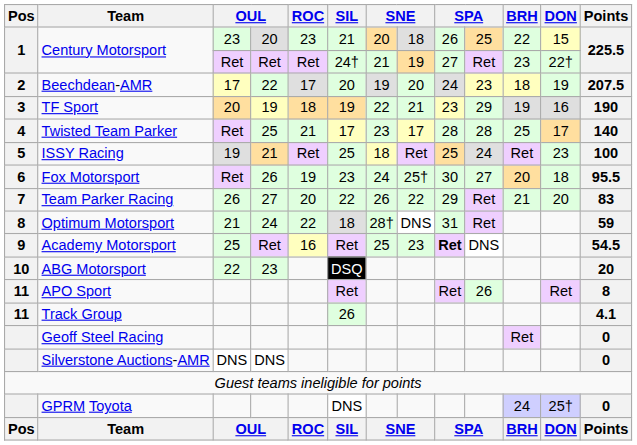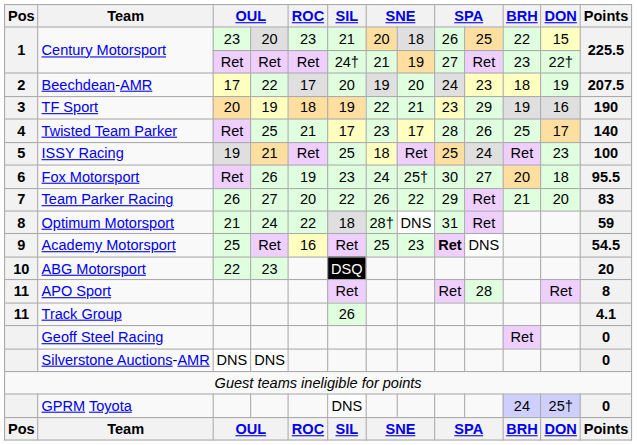(484, 130) 28 -> (484, 130) 26
(484, 291) 26 -> (484, 291) 28
